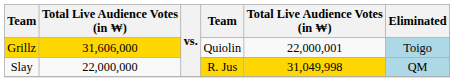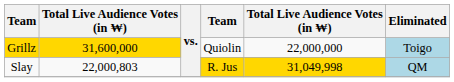(110, 47) 31,606,000 -> (110, 47) 31,600,000
(315, 47) 22,000,001 -> (315, 47) 22,000,000
(110, 67) 22,000,000 -> (110, 67) 22,000,803
